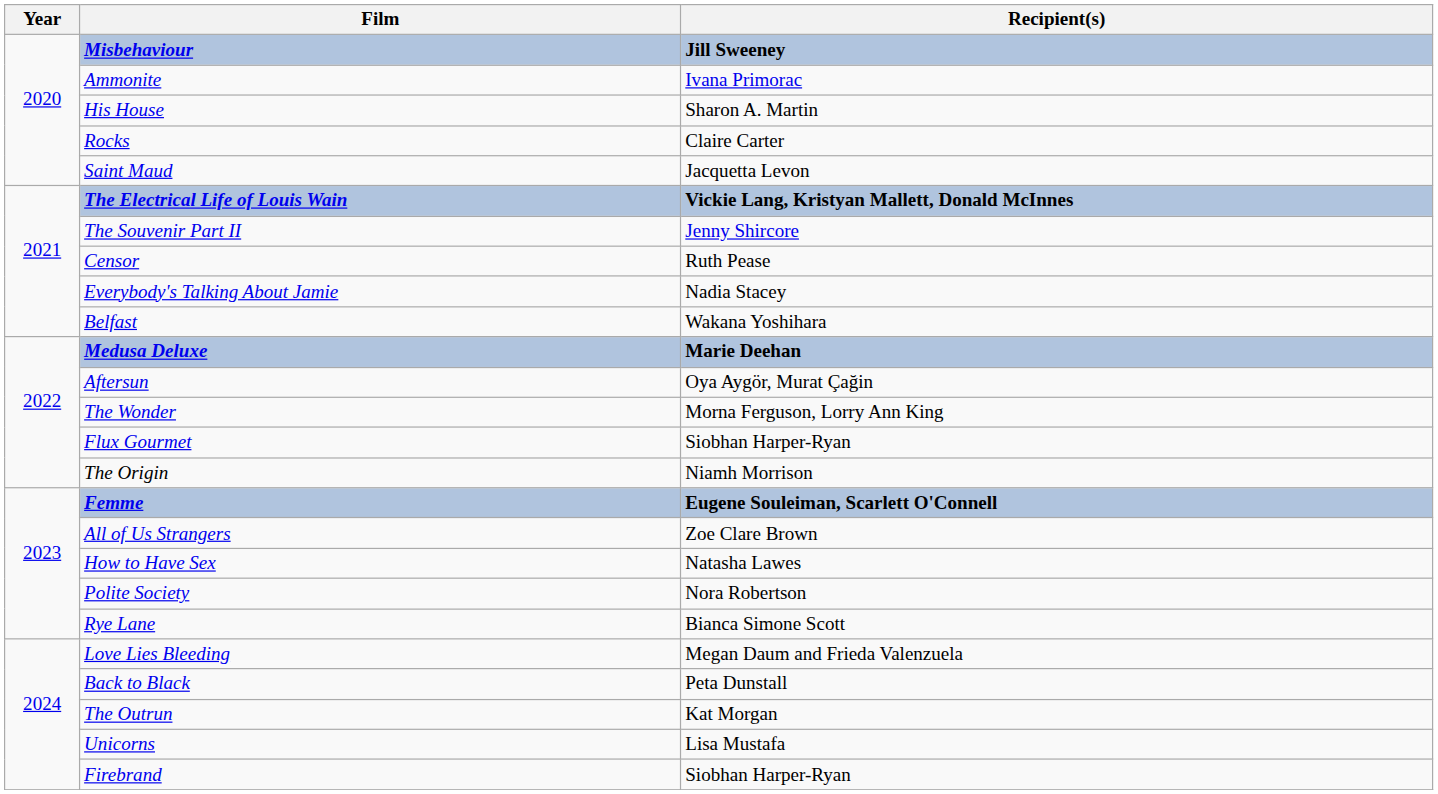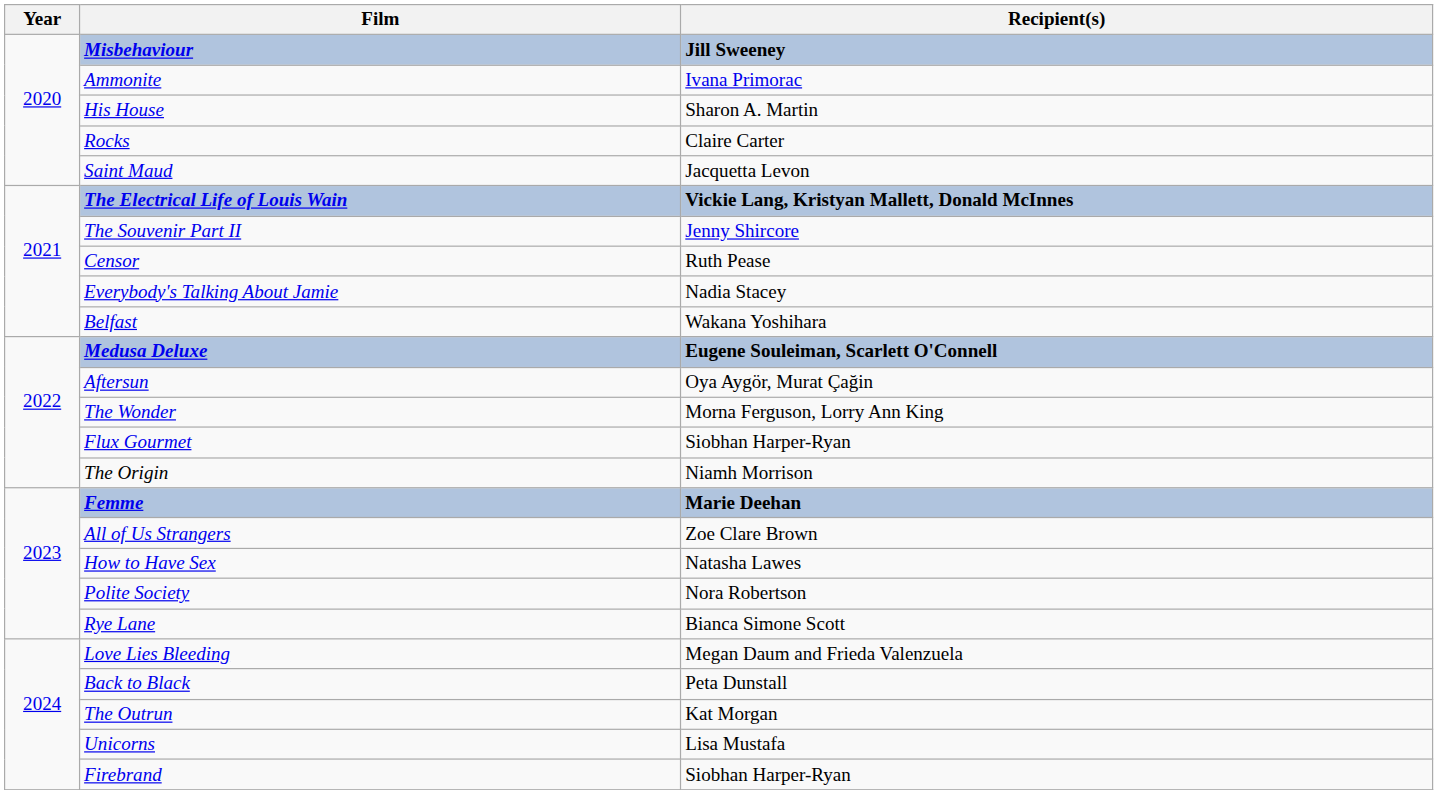(743, 351) Marie Deehan -> (841, 351) Eugene Souleiman, Scarlett O'Connell
(841, 502) Eugene Souleiman, Scarlett O'Connell -> (743, 502) Marie Deehan
